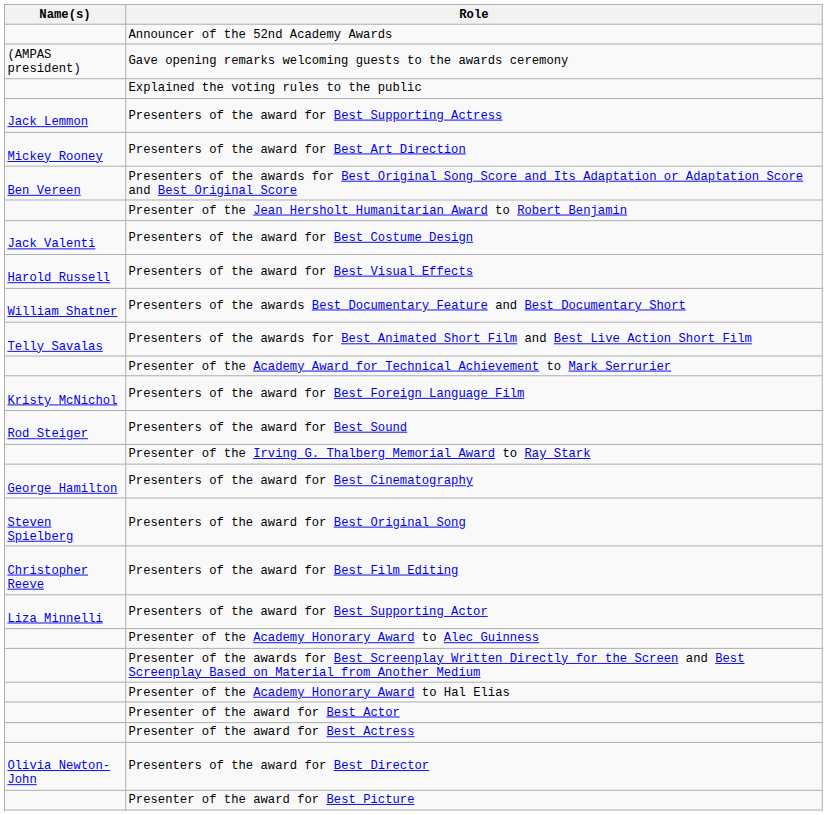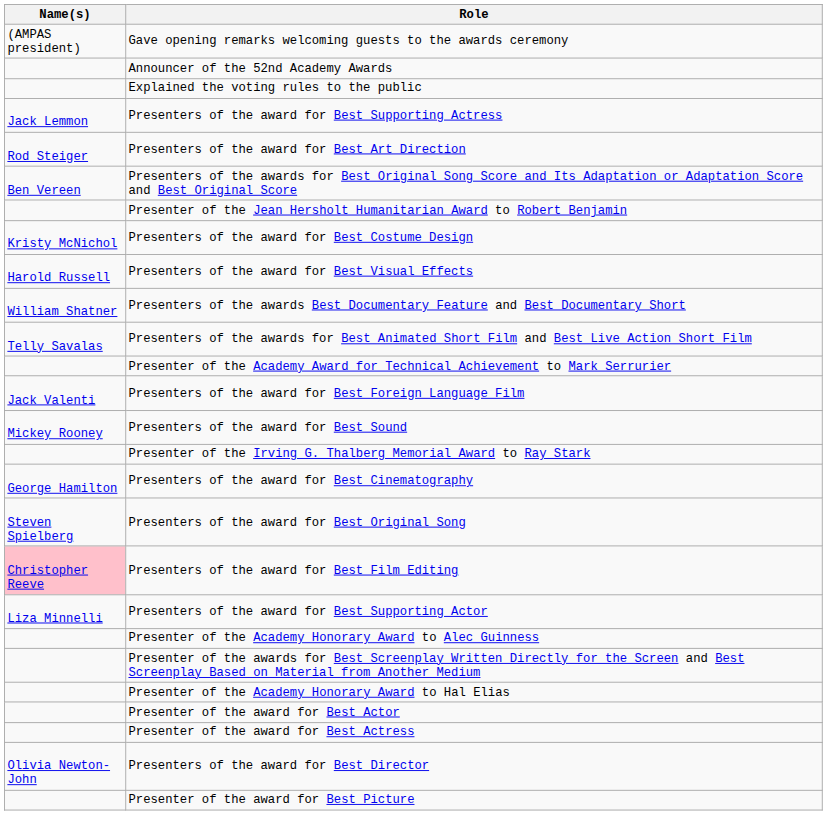rows swapped: (260, 34) <-> (348, 61)
(55, 156) Mickey Rooney -> (48, 156) Rod Steiger
(51, 244) Jack Valenti -> (62, 244) Kristy McNichol
(62, 400) Kristy McNichol -> (51, 400) Jack Valenti
(48, 434) Rod Steiger -> (55, 434) Mickey Rooney
(48, 577) no background -> (48, 577) pink background
